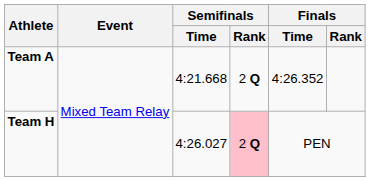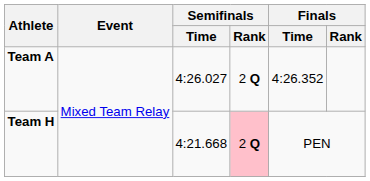(201, 79) 4:21.668 -> (201, 79) 4:26.027
(201, 144) 4:26.027 -> (201, 144) 4:21.668
